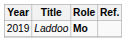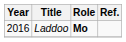(18, 28) 2019 -> (18, 28) 2016
